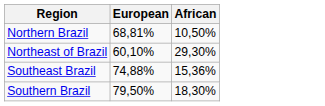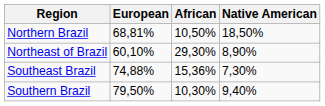+ column: (269, 14)
(195, 91) 18,30% -> (195, 91) 10,30%
